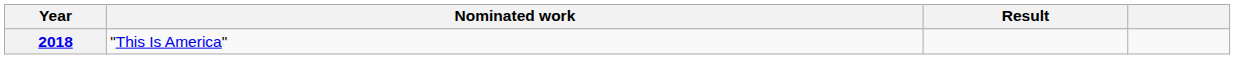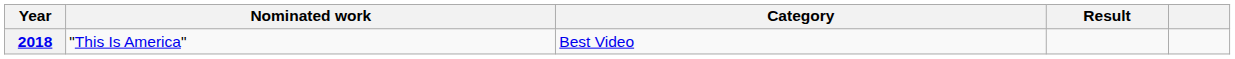+ column: (801, 16)
